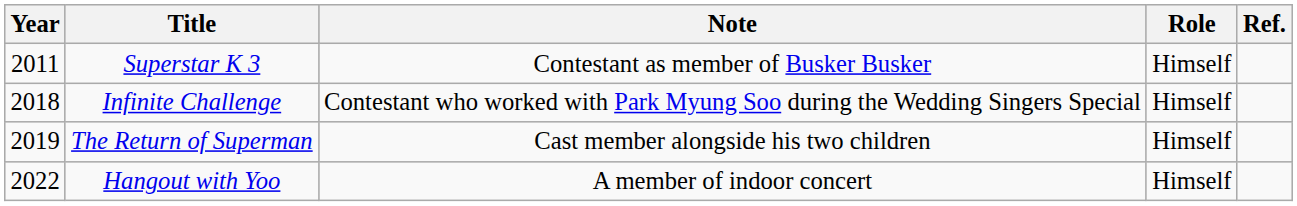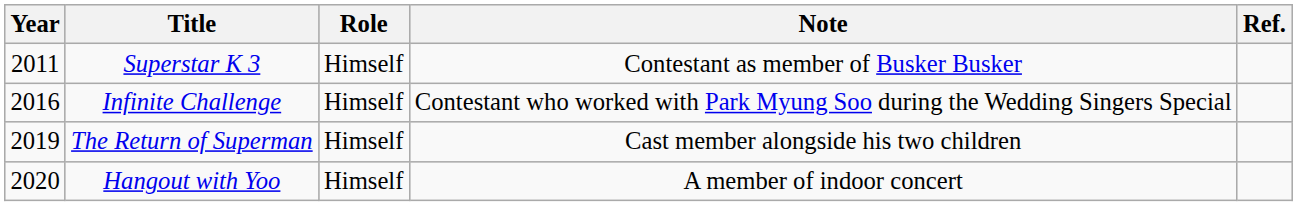columns swapped: (1192, 24) <-> (732, 24)
(35, 102) 2018 -> (35, 102) 2016
(35, 180) 2022 -> (35, 180) 2020
